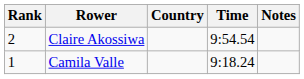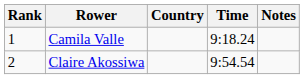rows swapped: (86, 62) <-> (96, 39)
